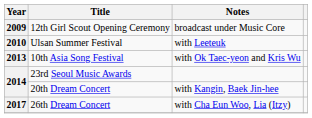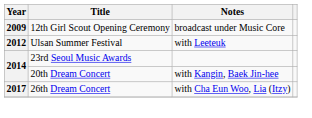(16, 43) 2010 -> (16, 43) 2012
- row: (77, 58)
